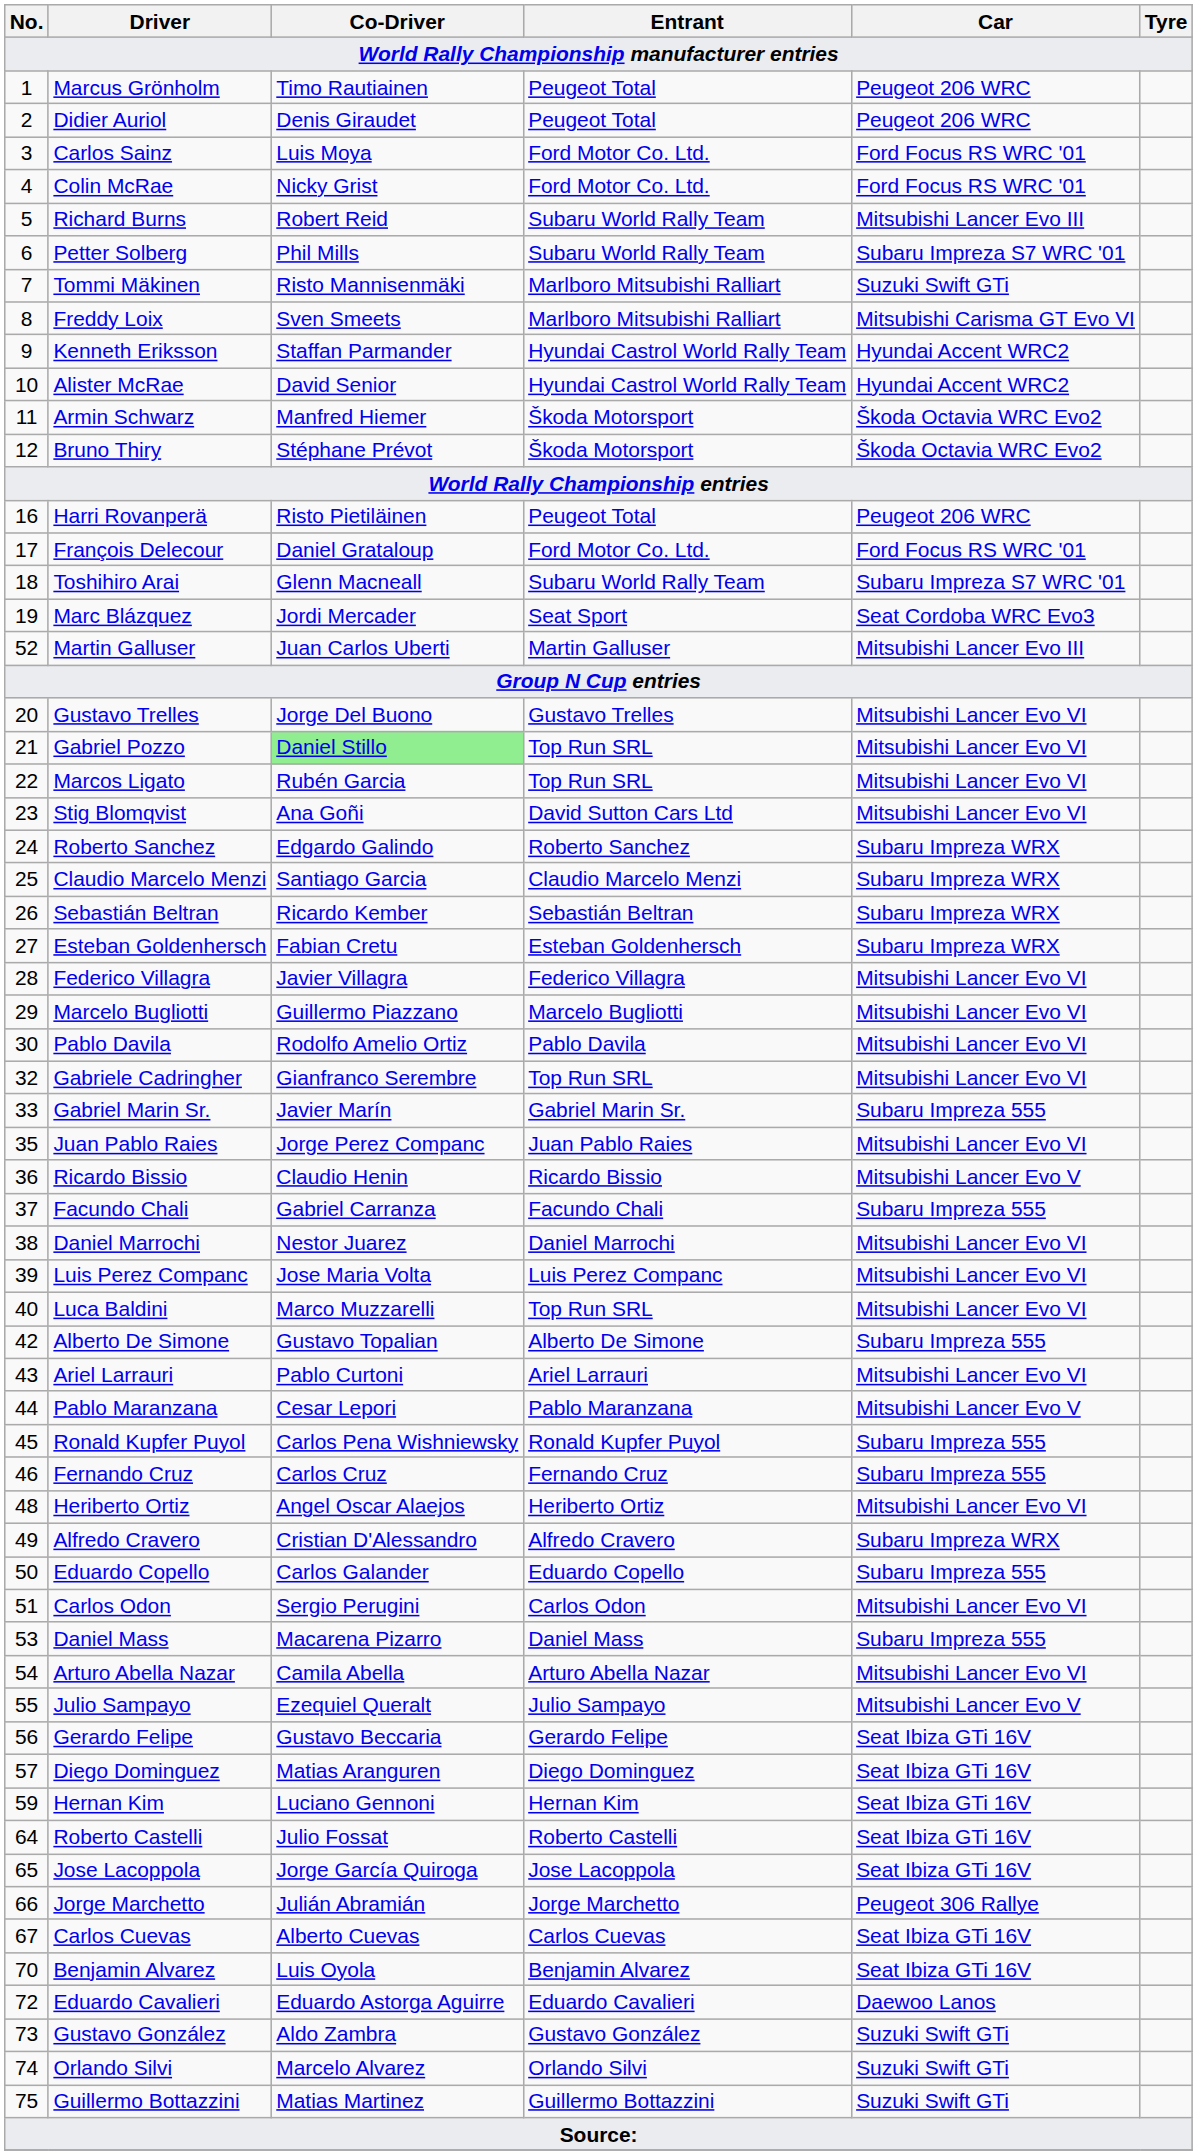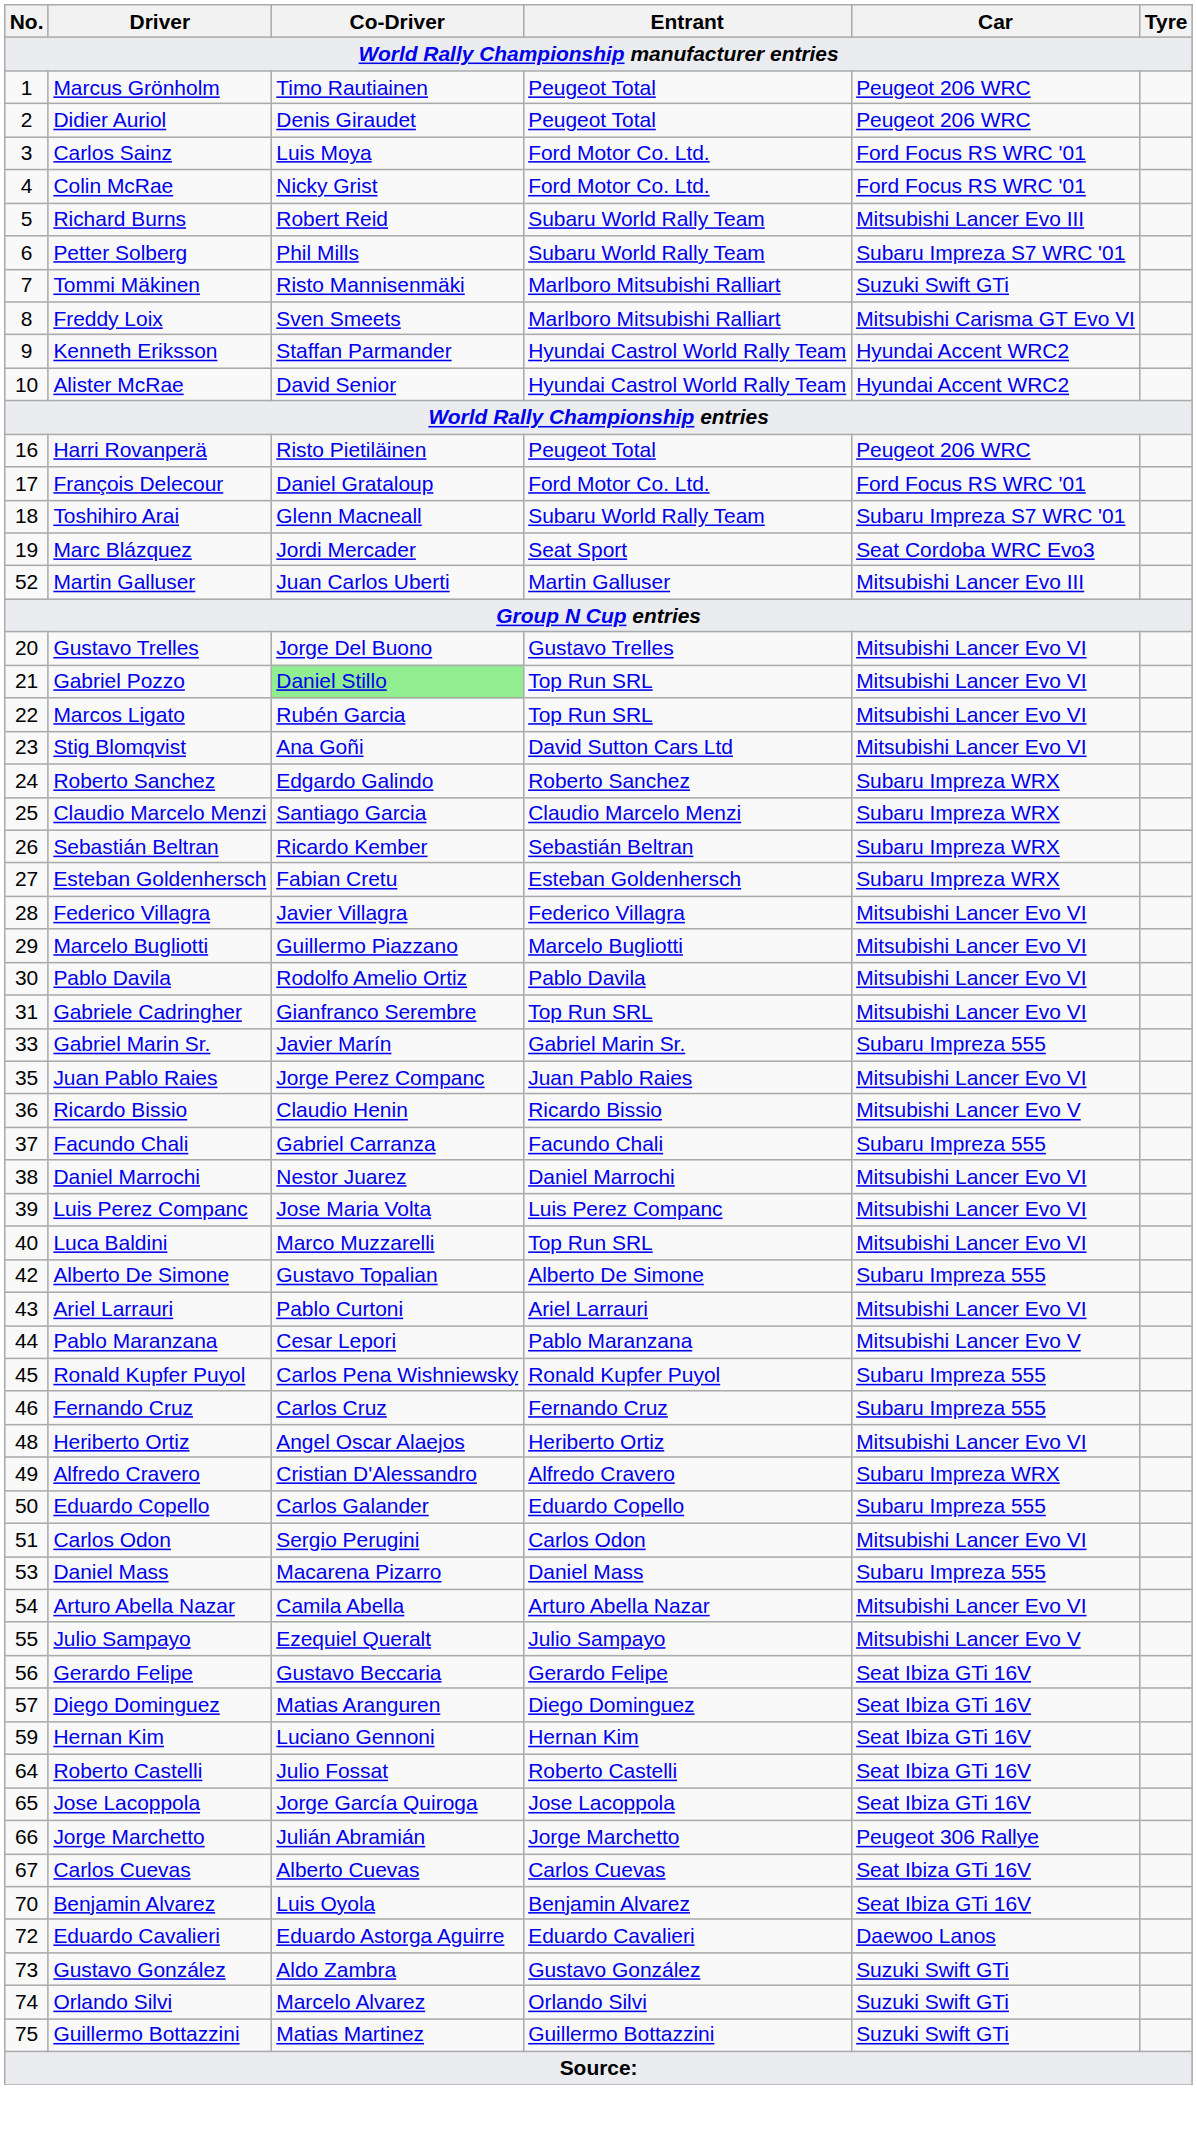- row: (124, 417)
- row: (107, 450)
(27, 1077) 32 -> (27, 1011) 31
